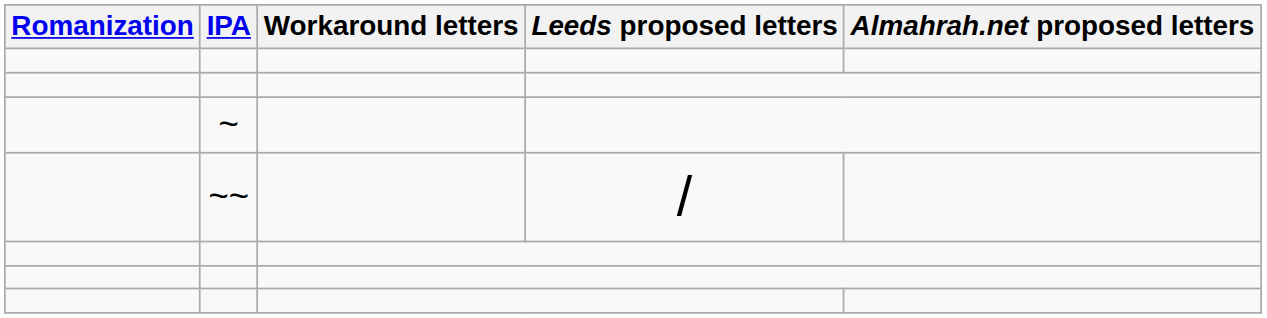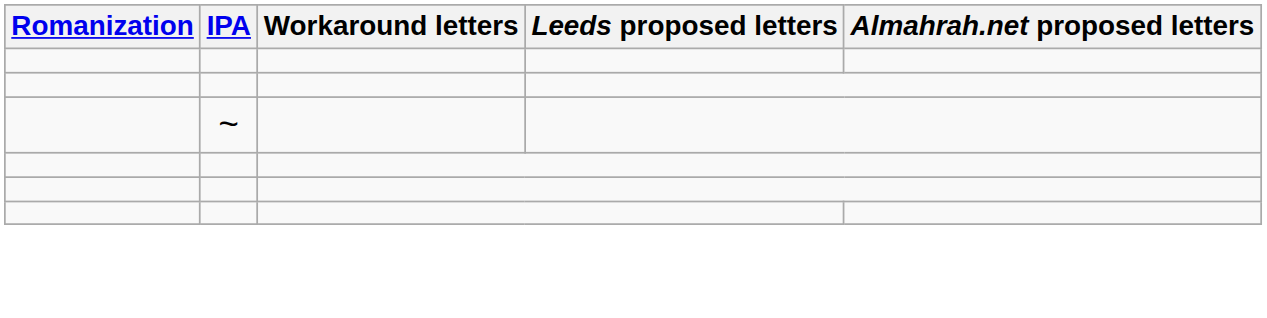- row: (229, 196)
